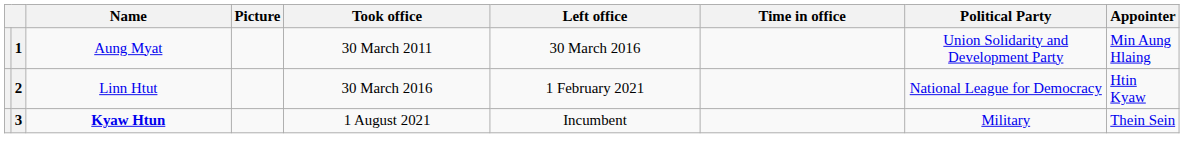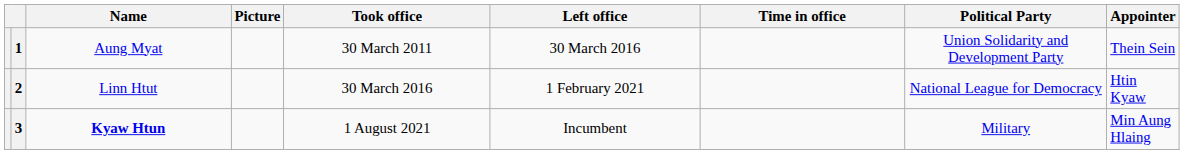(1141, 48) Min Aung Hlaing -> (1143, 48) Thein Sein
(1143, 120) Thein Sein -> (1141, 128) Min Aung Hlaing
